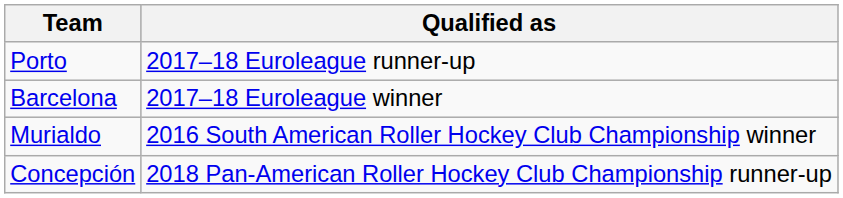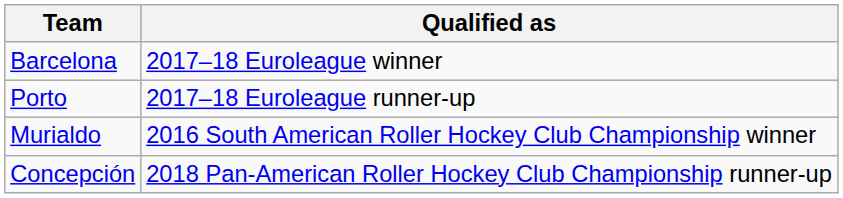rows swapped: (64, 98) <-> (39, 60)
